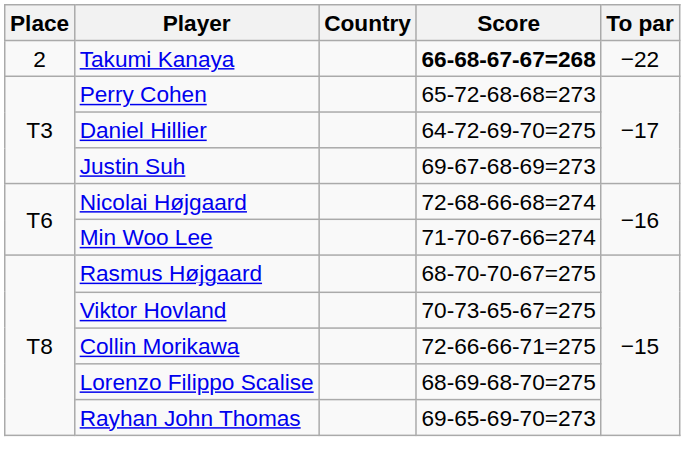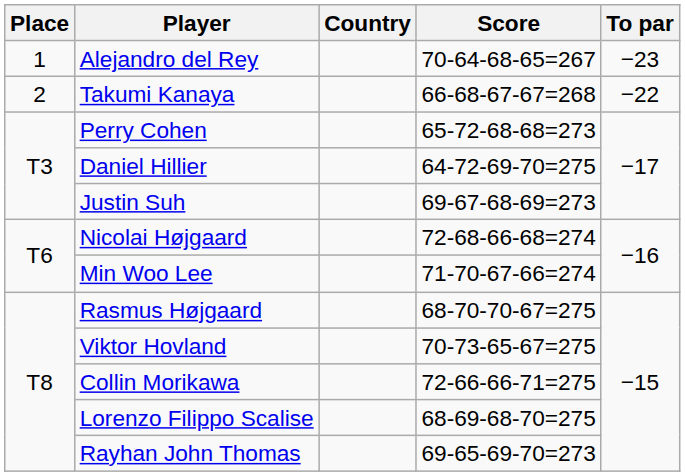+ row: (169, 59)
(509, 59) bold -> (509, 95) normal
